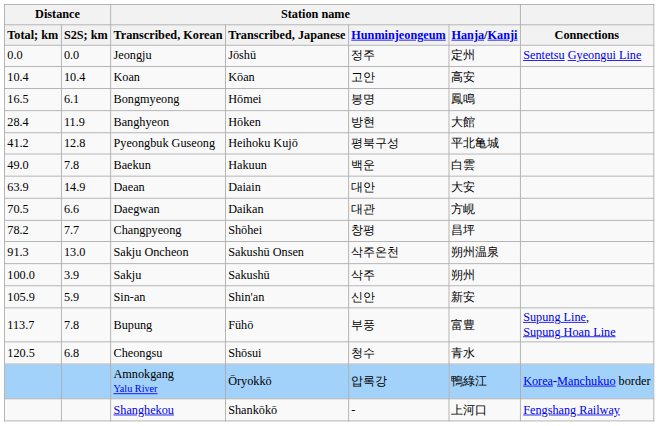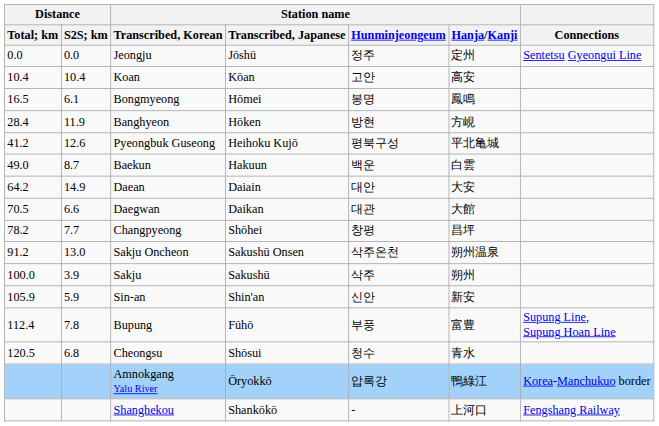(463, 121) 大館 -> (463, 121) 方峴
(75, 143) 12.8 -> (75, 143) 12.6
(72, 165) 7.8 -> (72, 165) 8.7
(18, 187) 63.9 -> (18, 187) 64.2
(463, 209) 方峴 -> (463, 209) 大館
(18, 253) 91.3 -> (18, 253) 91.2
(21, 325) 113.7 -> (21, 325) 112.4
